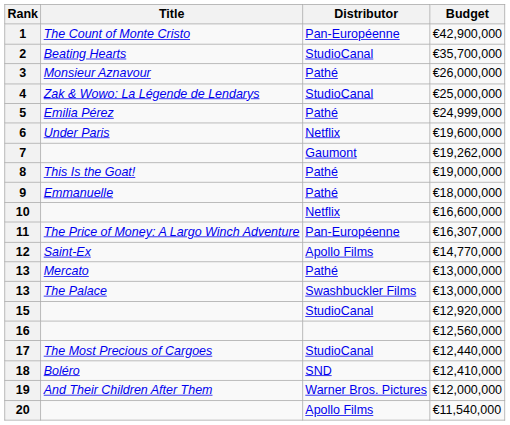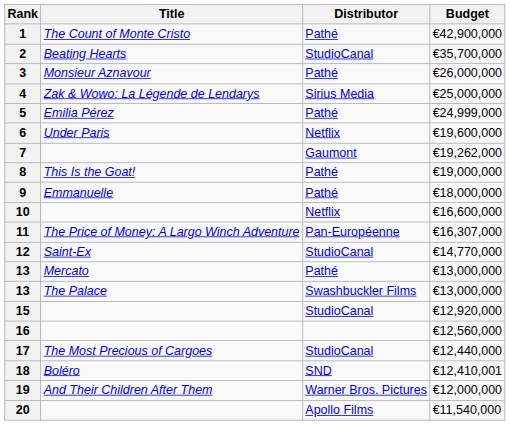(352, 34) Pan-Européenne -> (322, 34) Pathé
(339, 93) StudioCanal -> (340, 93) Sirius Media
(339, 251) Apollo Films -> (339, 251) StudioCanal
(467, 370) €12,410,000 -> (467, 370) €12,410,001
